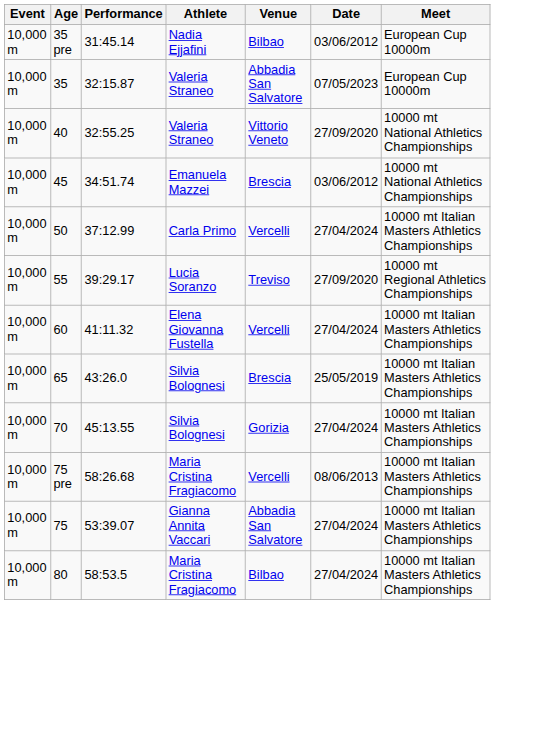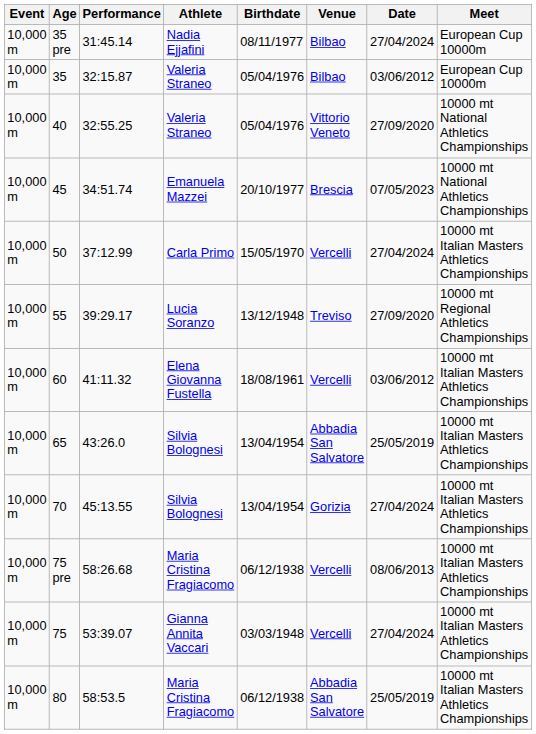+ column: (272, 14)
(346, 42) 03/06/2012 -> (402, 42) 27/04/2024
(275, 84) Abbadia San Salvatore -> (328, 76) Bilbao
(346, 84) 07/05/2023 -> (402, 76) 03/06/2012
(346, 182) 03/06/2012 -> (402, 189) 07/05/2023
(346, 329) 27/04/2024 -> (402, 379) 03/06/2012
(270, 378) Brescia -> (337, 443) Abbadia San Salvatore
(275, 525) Abbadia San Salvatore -> (331, 633) Vercelli
(266, 575) Bilbao -> (337, 697) Abbadia San Salvatore
(346, 575) 27/04/2024 -> (402, 697) 25/05/2019
